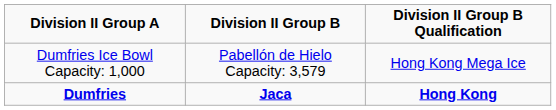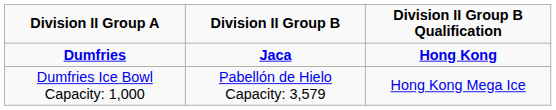rows swapped: (95, 93) <-> (95, 63)
